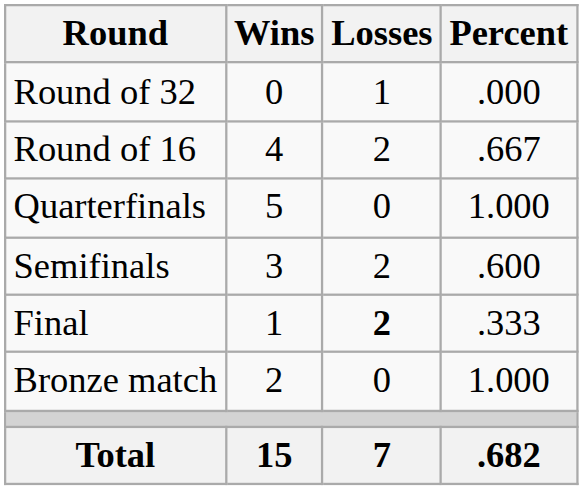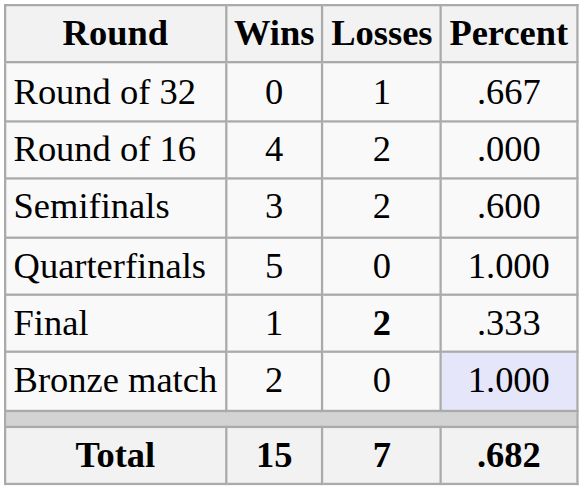(509, 91) .000 -> (509, 91) .667
(509, 149) .667 -> (509, 149) .000
rows swapped: (110, 206) <-> (92, 264)
(509, 380) no background -> (509, 380) lavender background
